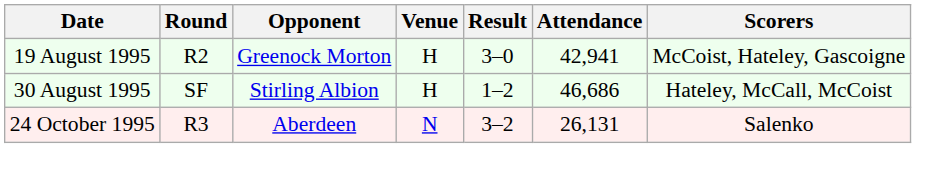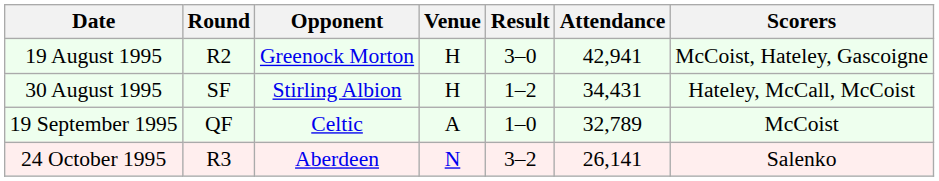(590, 90) 46,686 -> (612, 90) 34,431
+ row: (94, 124)
(590, 124) 26,131 -> (612, 158) 26,141
